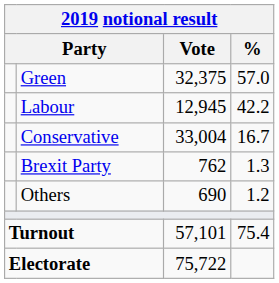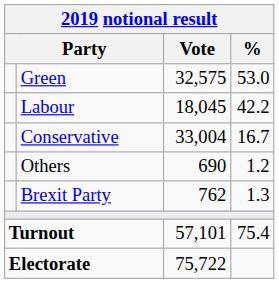(201, 78) 32,375 -> (201, 78) 32,575
(253, 78) 57.0 -> (253, 78) 53.0
(201, 107) 12,945 -> (201, 107) 18,045
rows swapped: (66, 166) <-> (45, 195)
